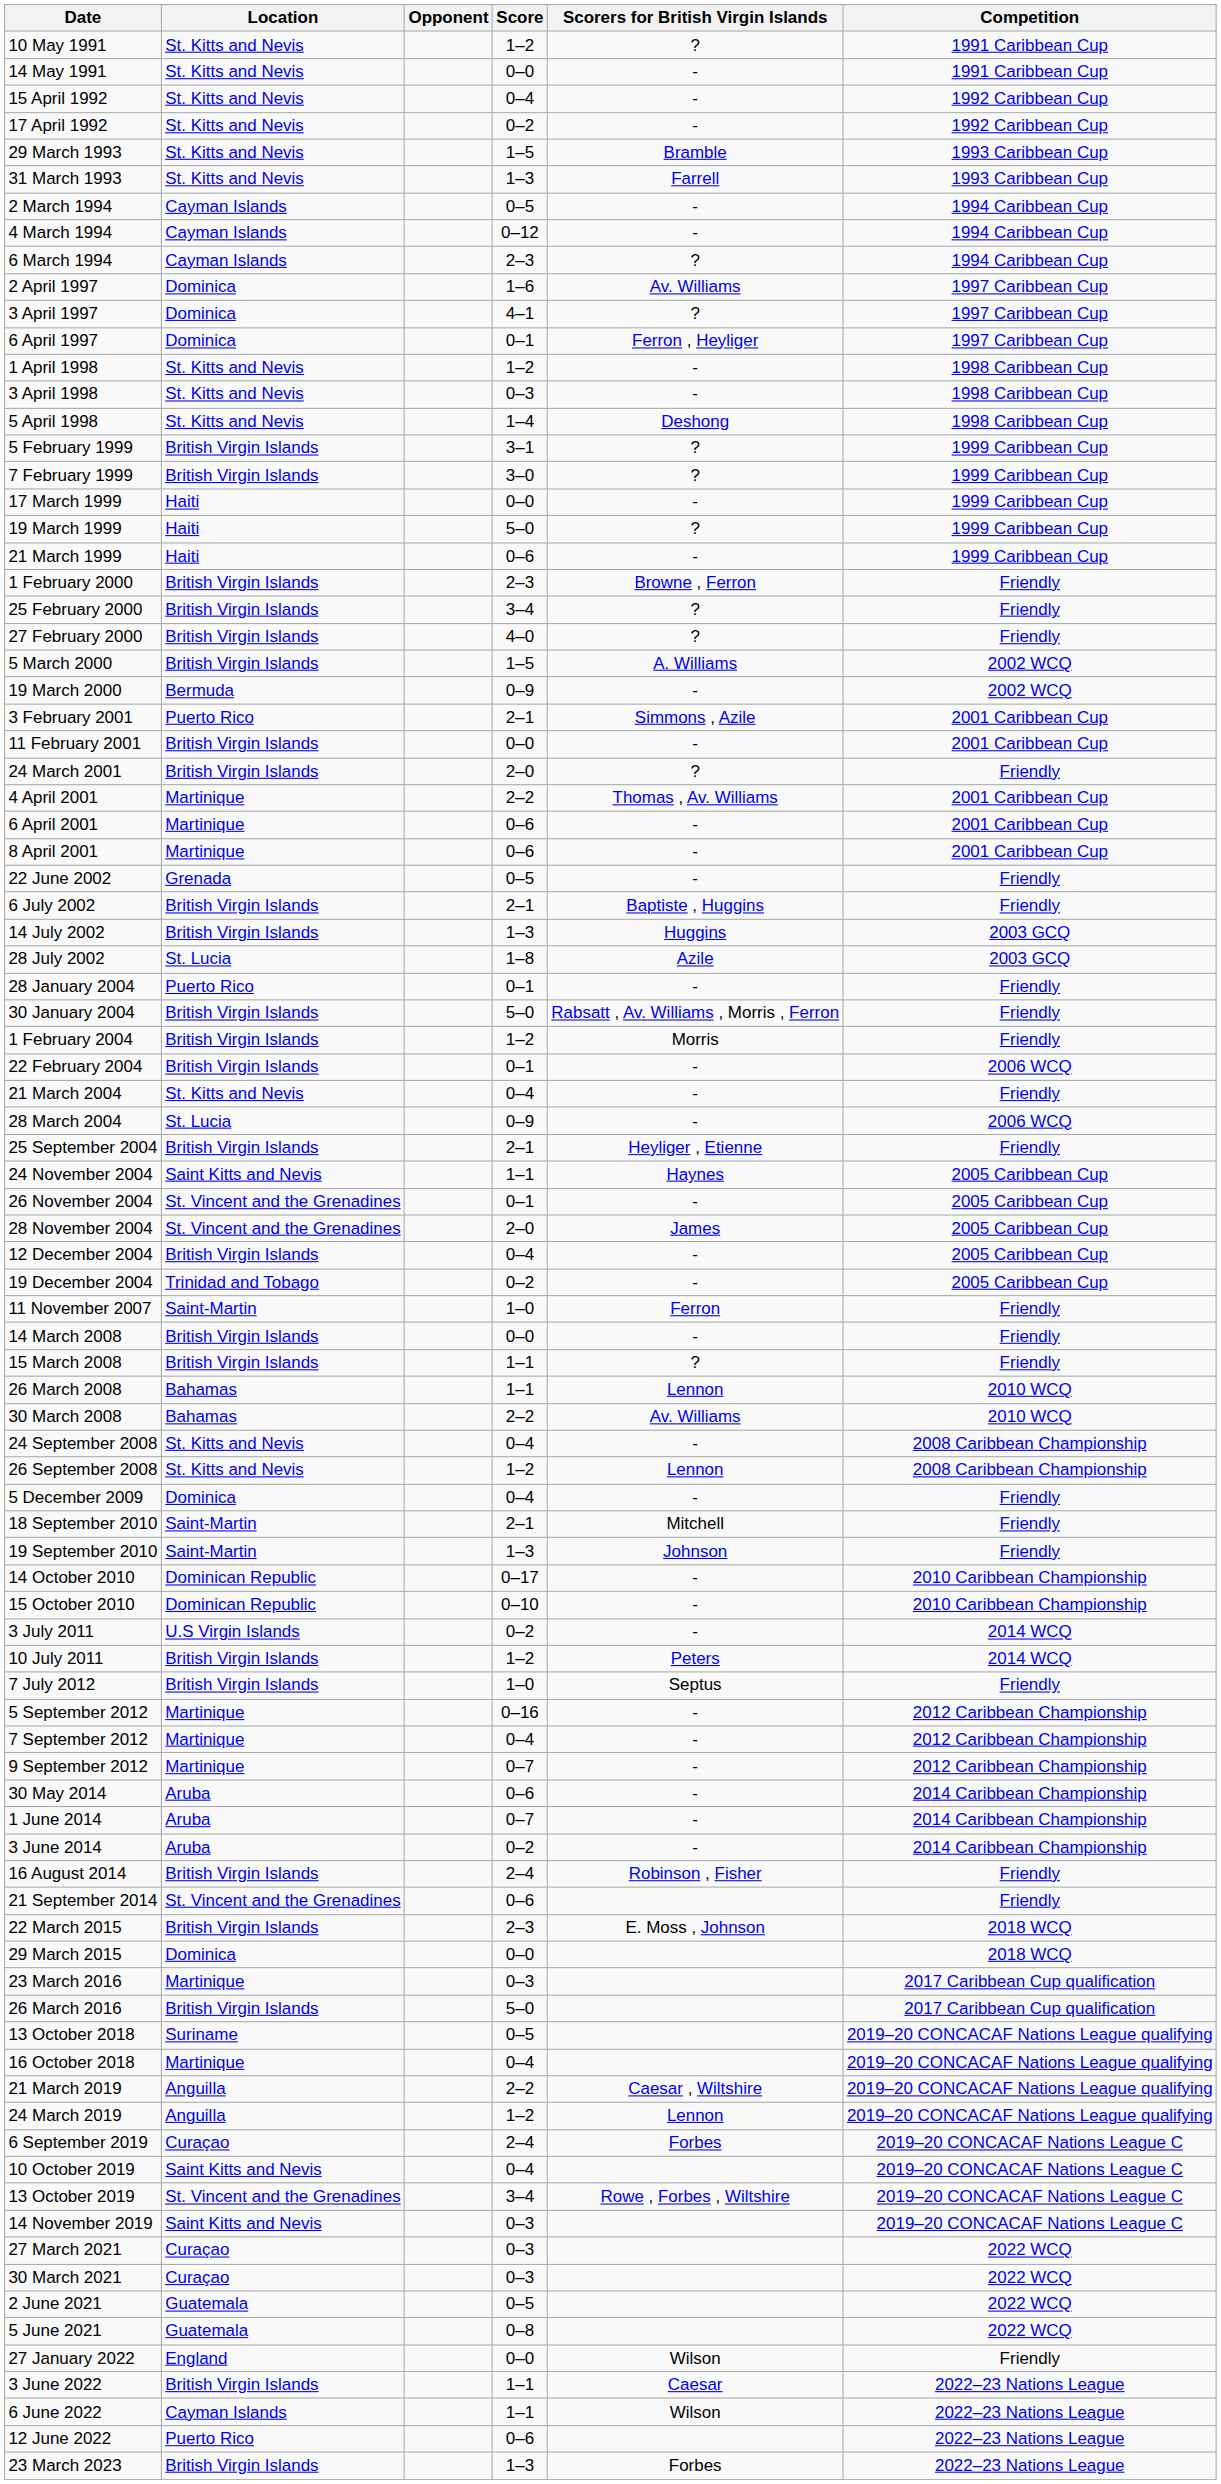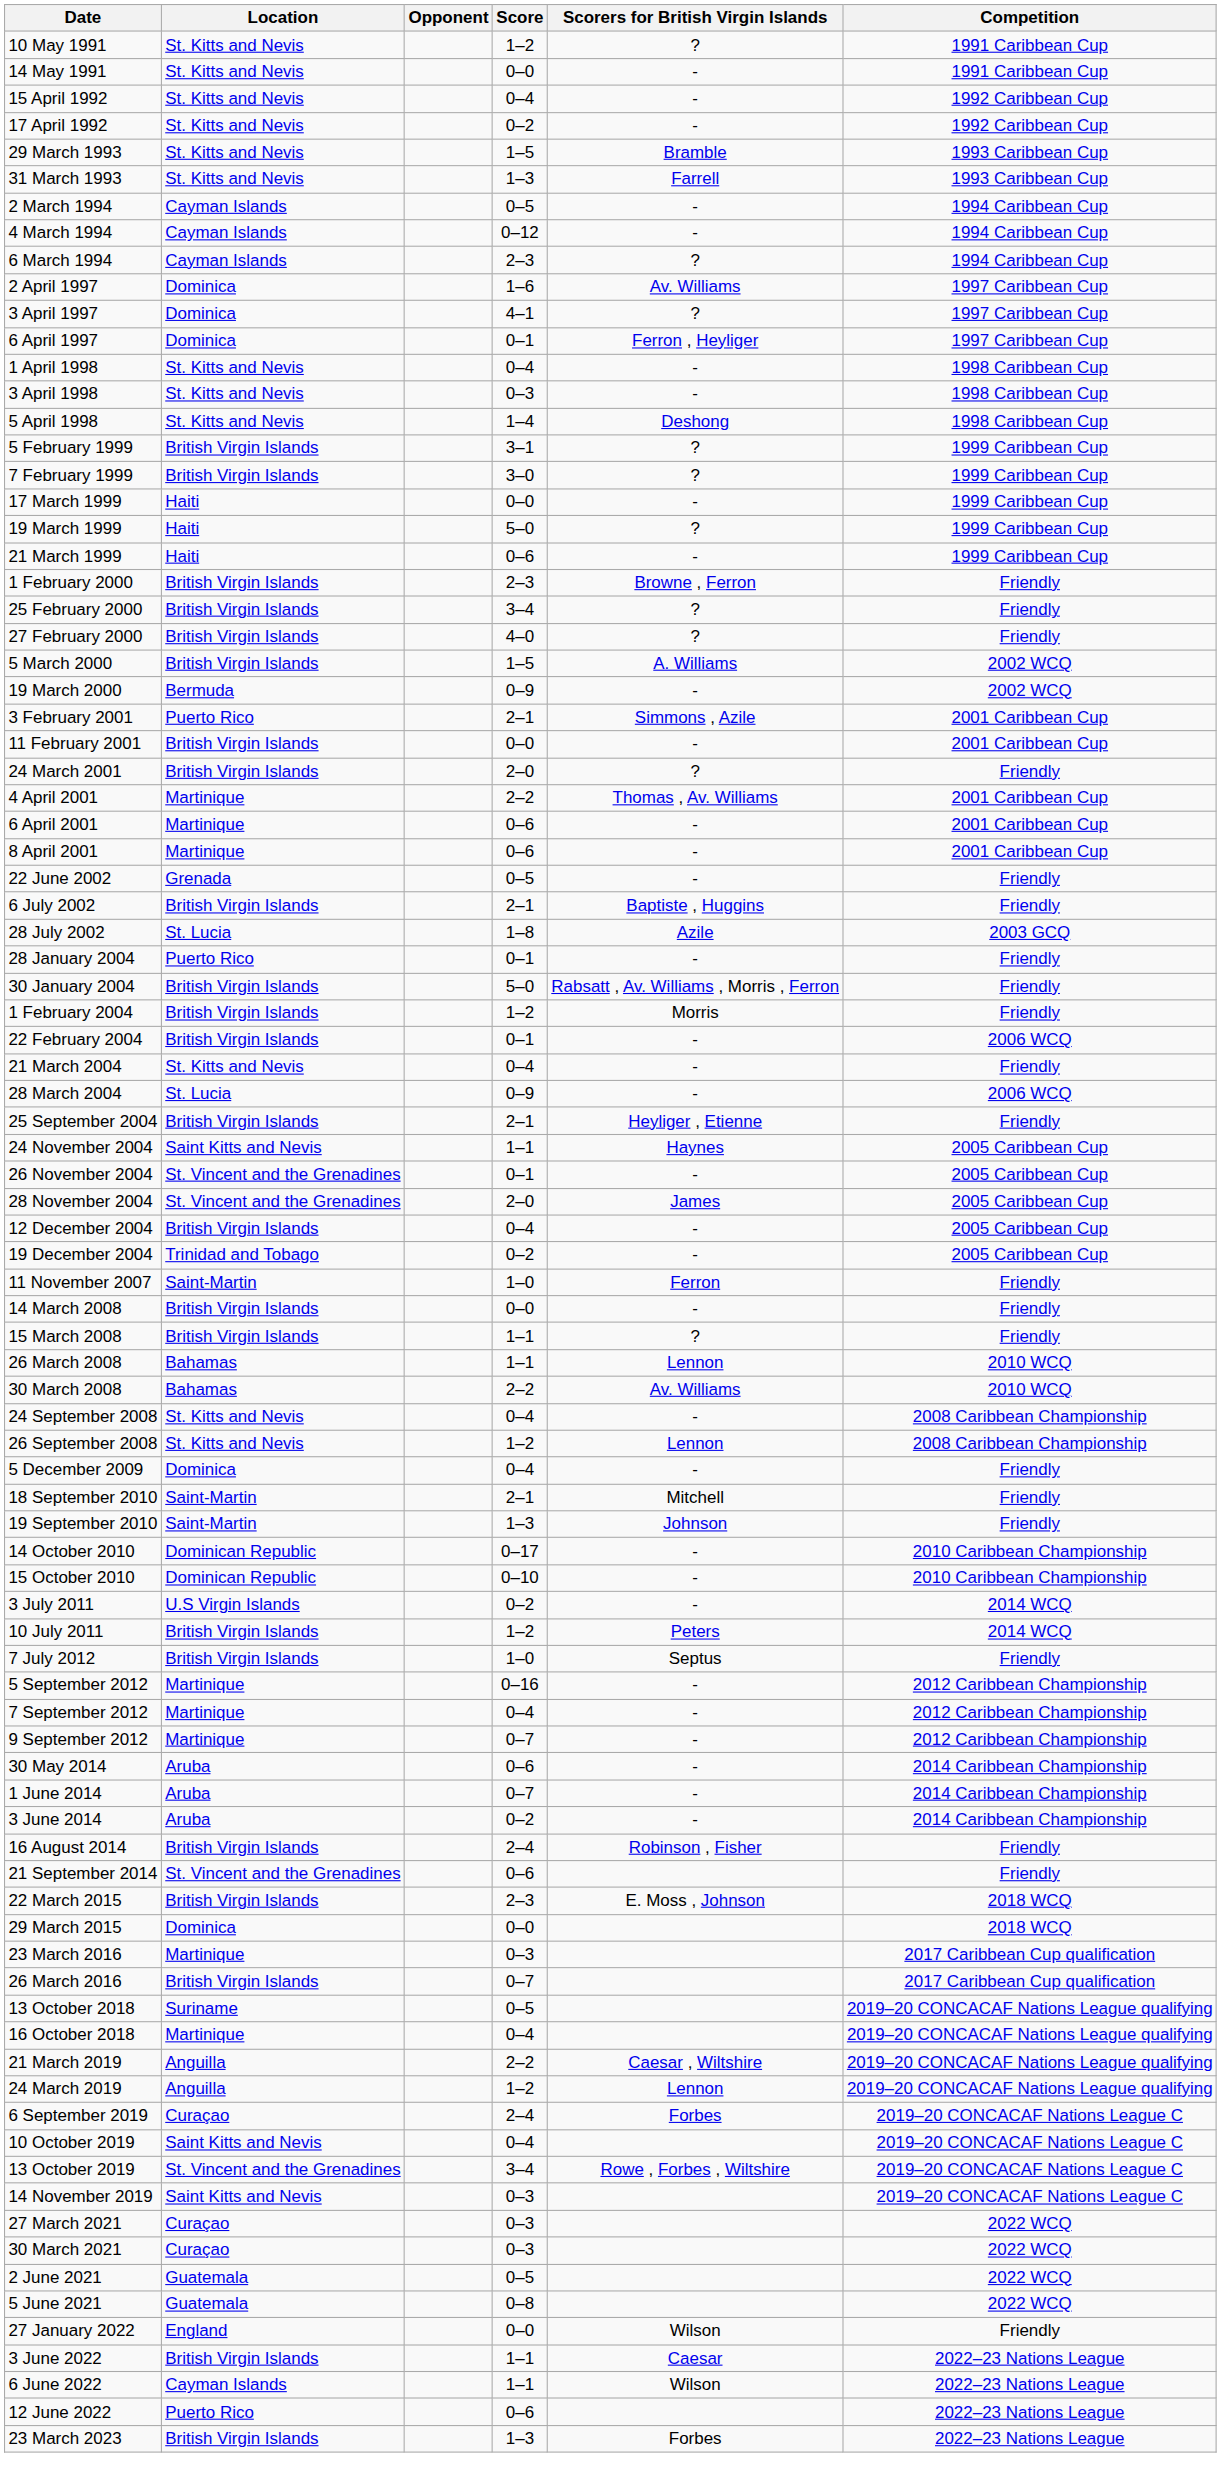(520, 367) 1–2 -> (520, 367) 0–4
- row: (57, 932)
(520, 2008) 5–0 -> (520, 1981) 0–7
